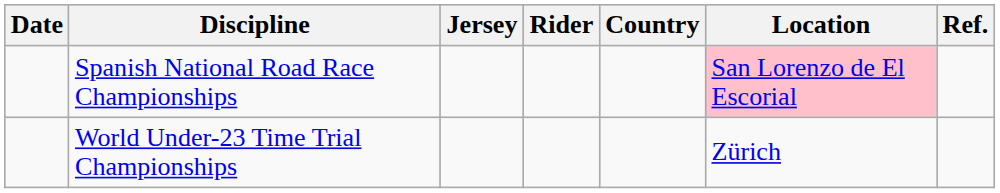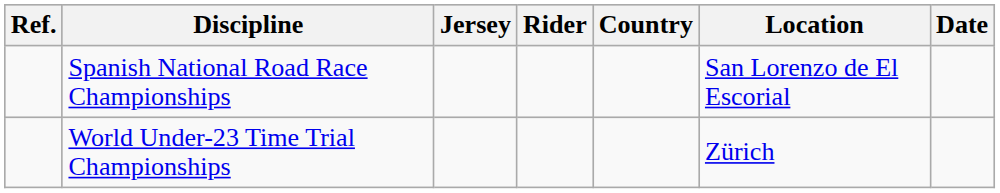columns swapped: (37, 25) <-> (965, 25)
(808, 81) pink background -> (802, 81) no background
